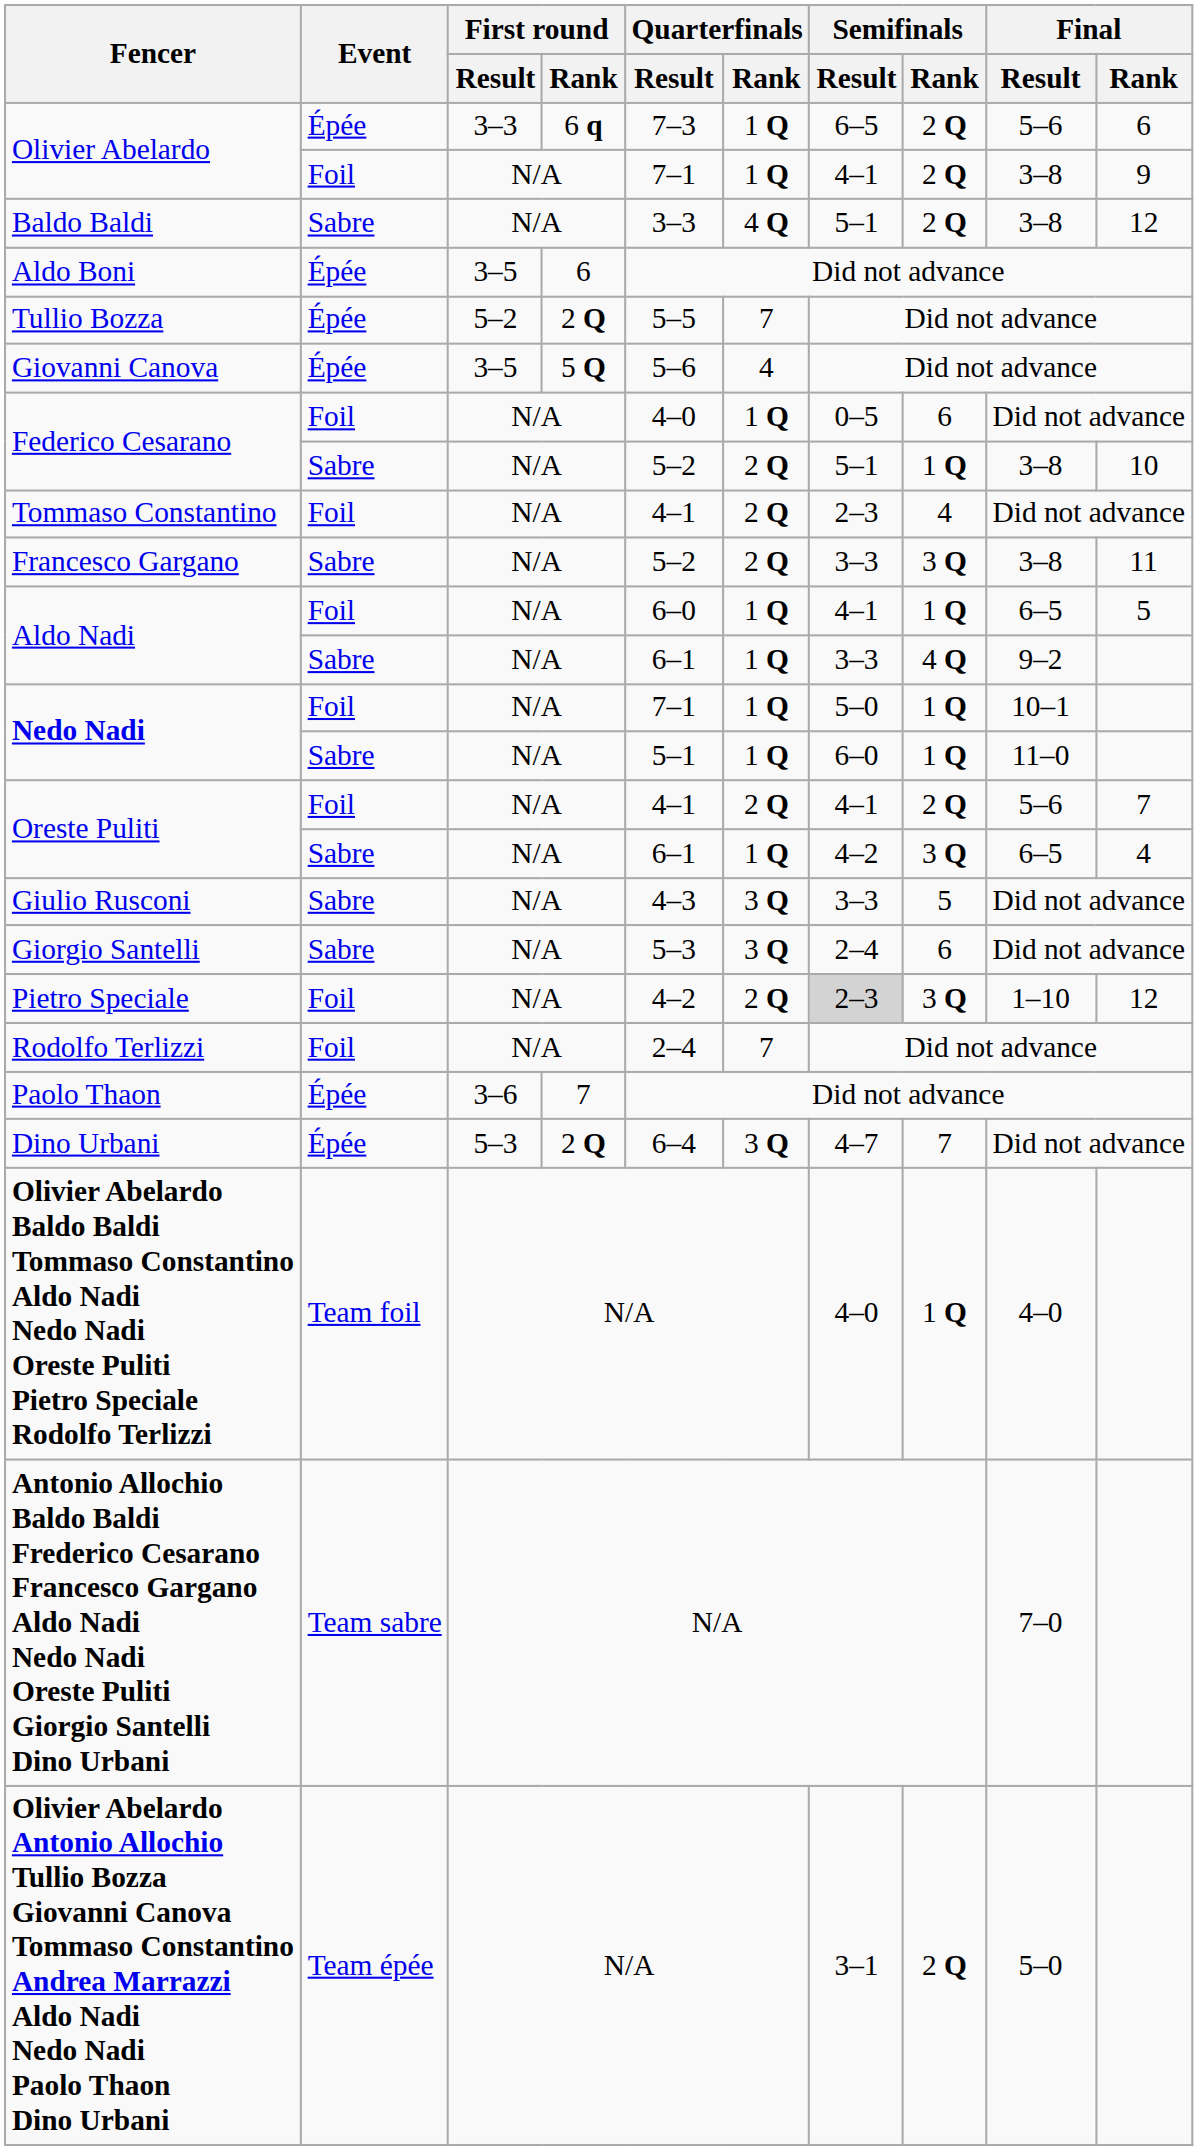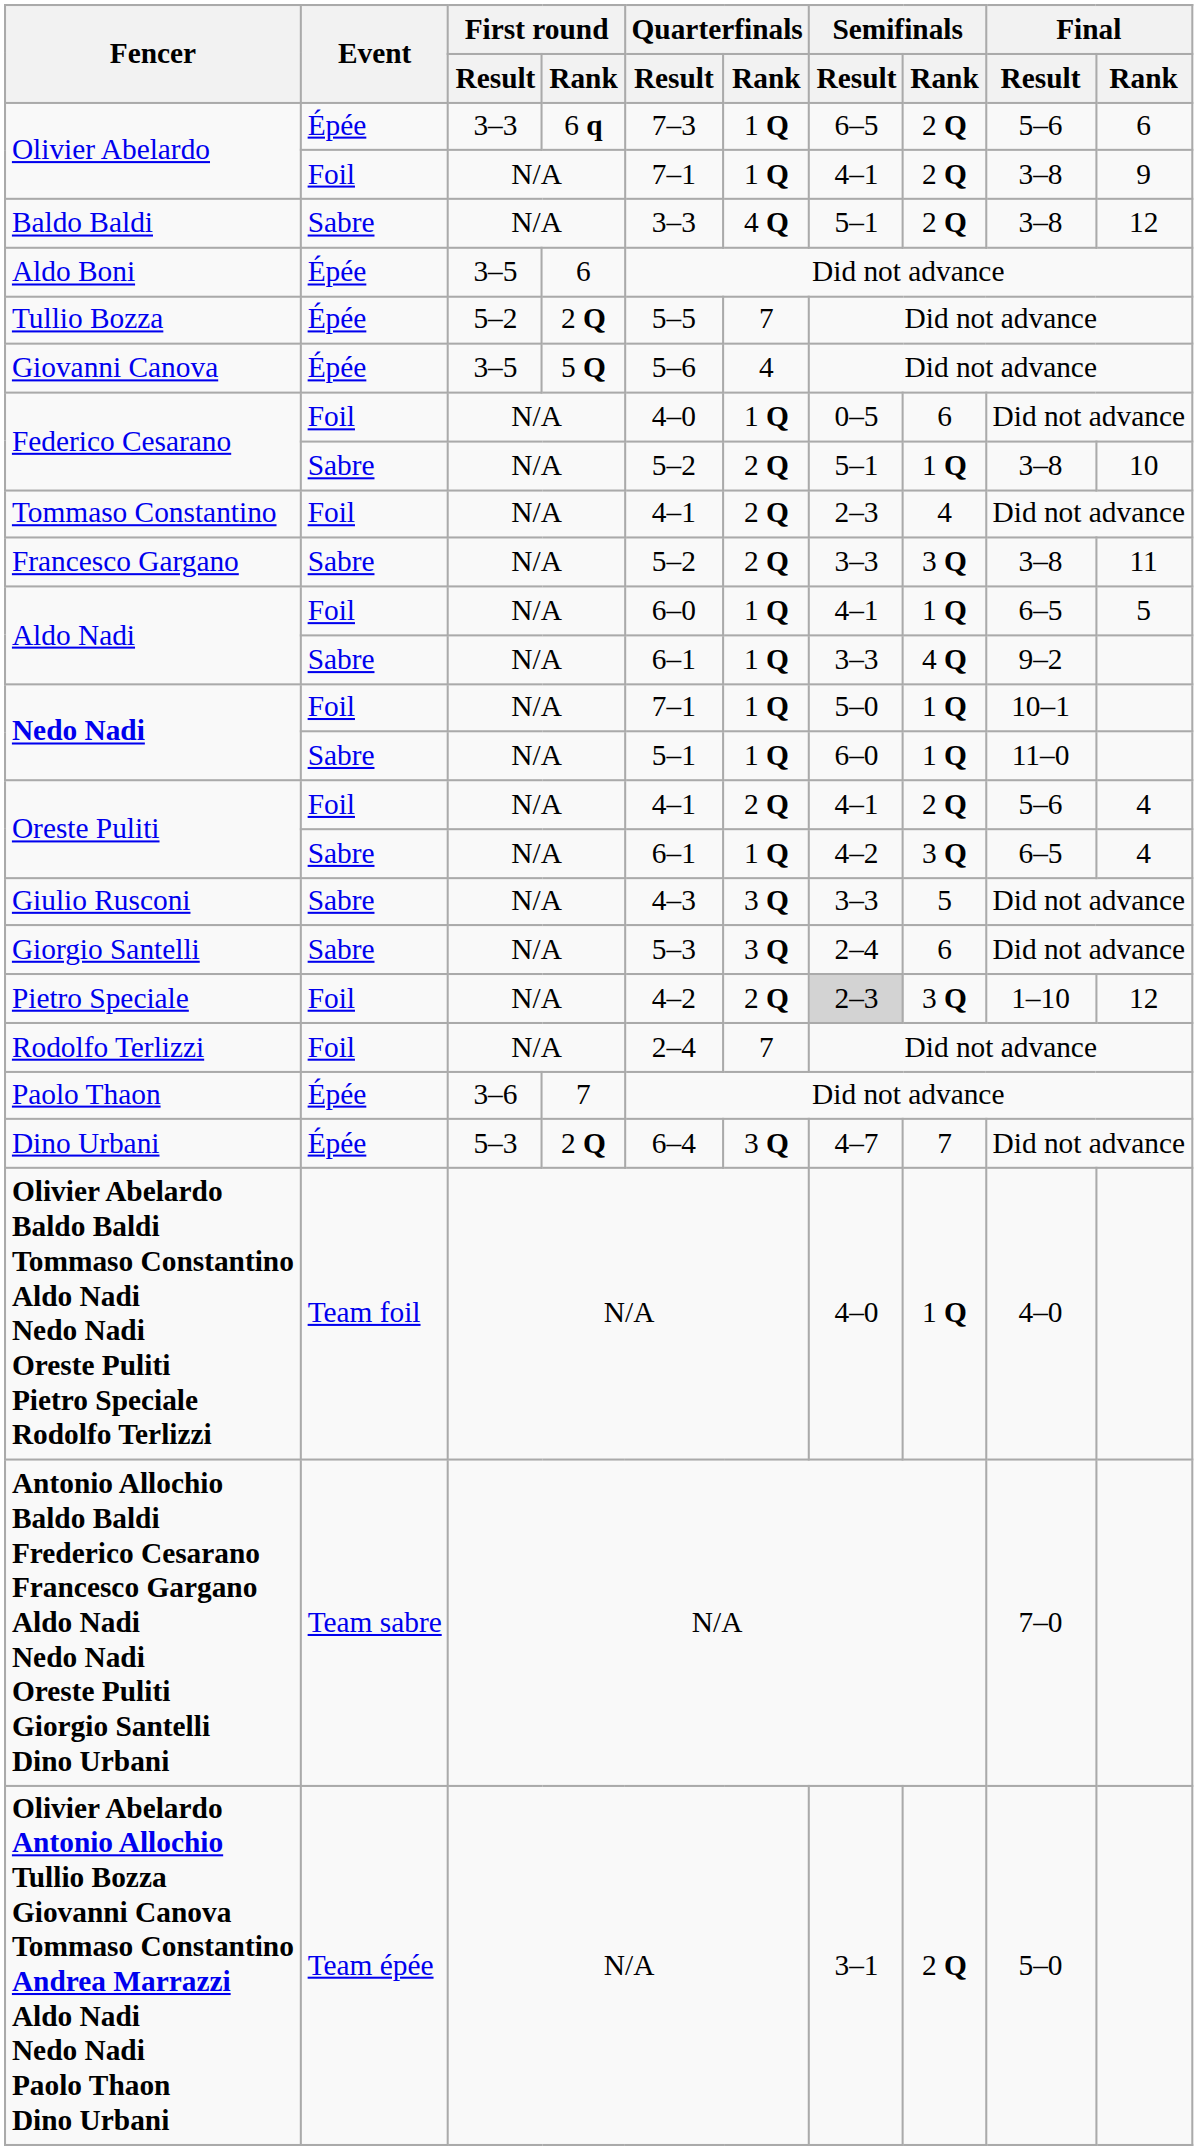(1144, 804) 7 -> (1144, 804) 4
